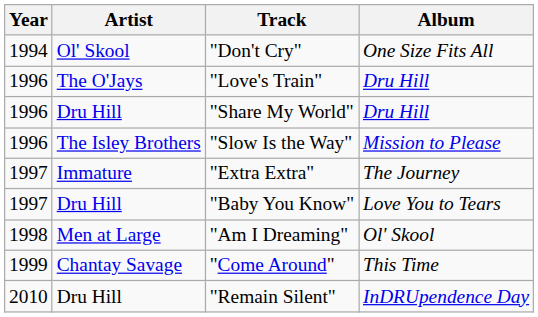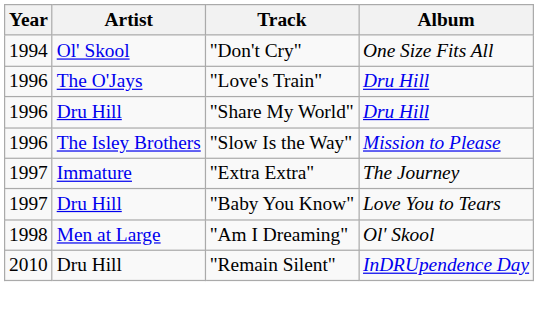- row: (272, 265)
